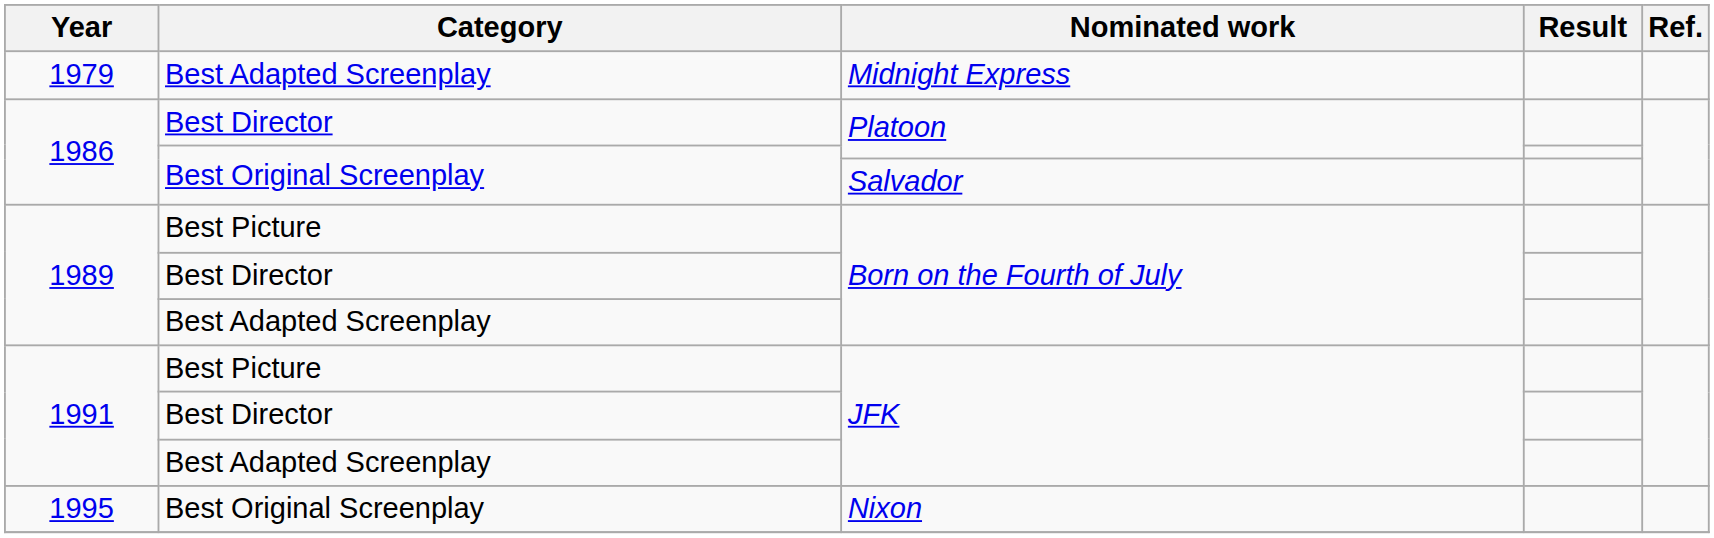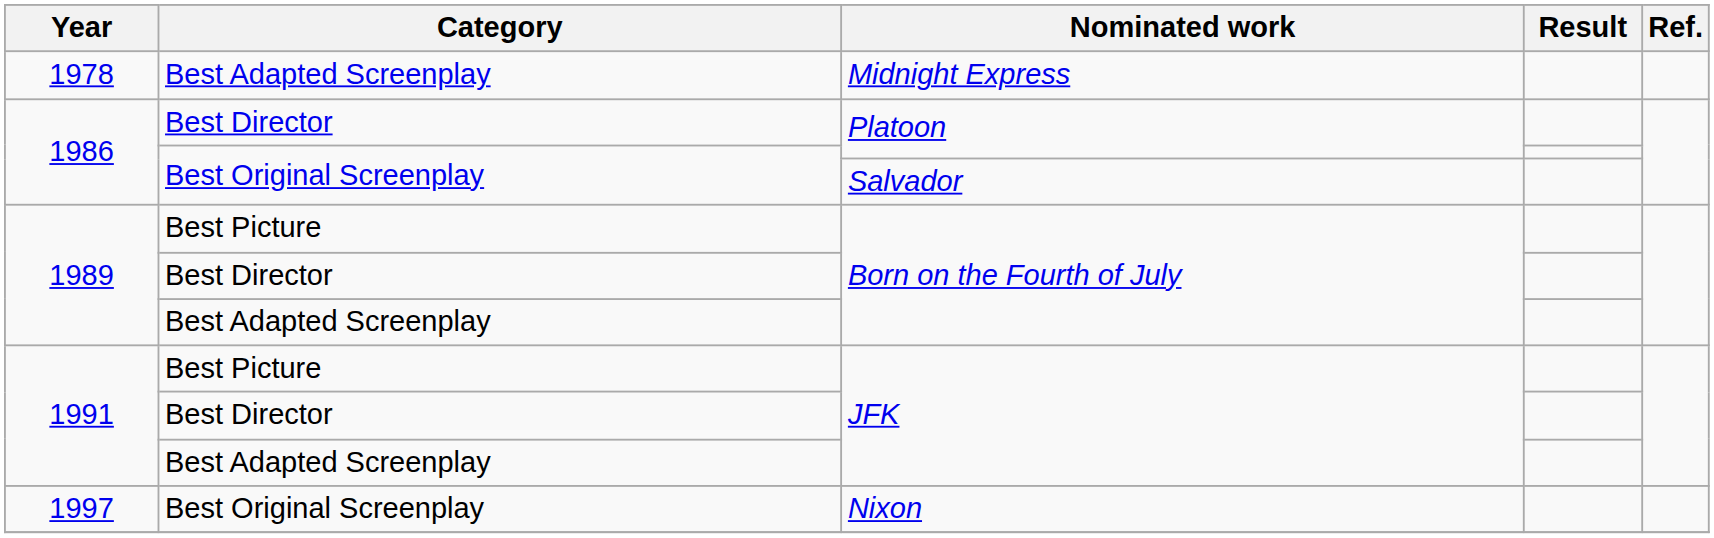(82, 74) 1979 -> (82, 74) 1978
(82, 508) 1995 -> (82, 508) 1997
